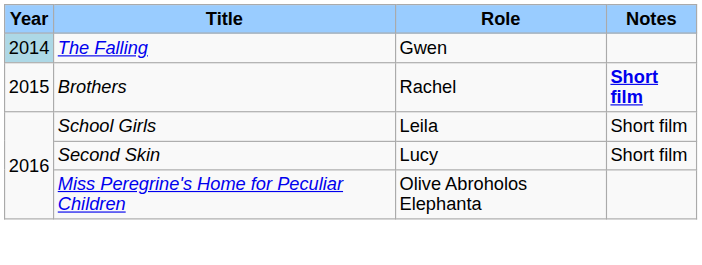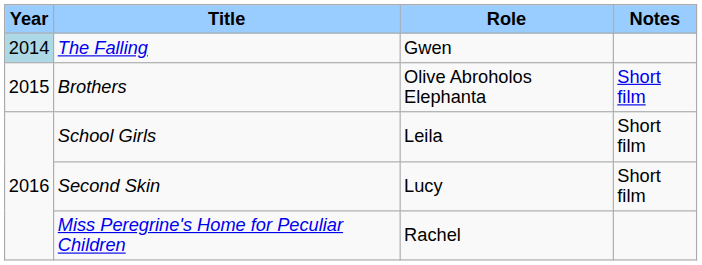(428, 87) Rachel -> (468, 87) Olive Abroholos Elephanta
(634, 87) bold -> (639, 87) normal
(463, 194) Olive Abroholos Elephanta -> (432, 235) Rachel
